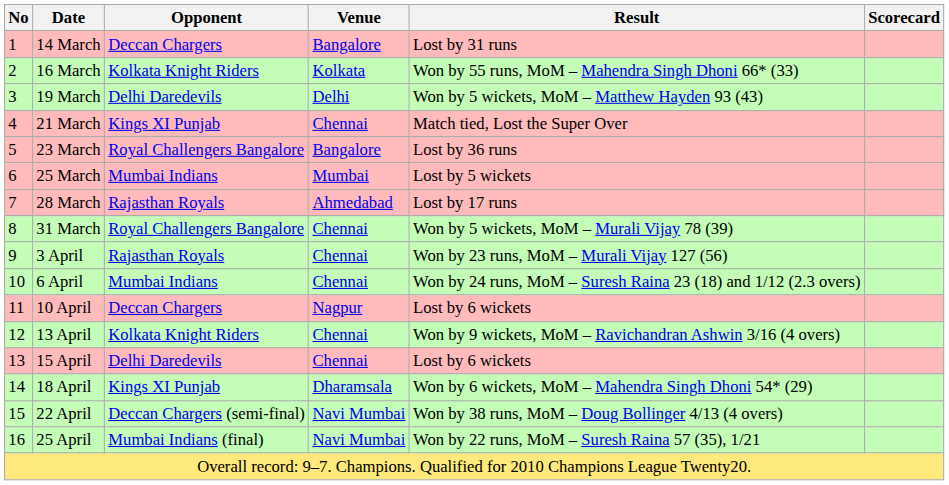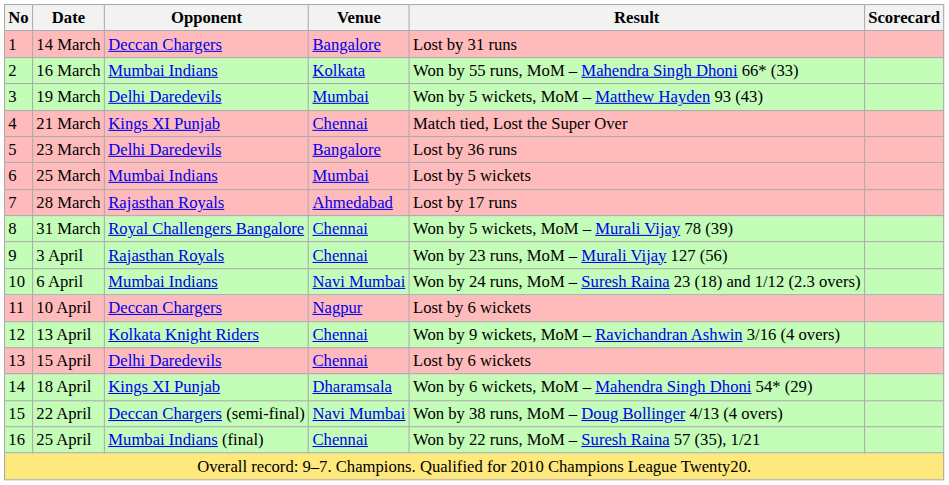(184, 70) Kolkata Knight Riders -> (163, 70) Mumbai Indians
(331, 96) Delhi -> (341, 96) Mumbai
(206, 149) Royal Challengers Bangalore -> (165, 149) Delhi Daredevils
(340, 281) Chennai -> (359, 281) Navi Mumbai
(359, 439) Navi Mumbai -> (340, 439) Chennai
